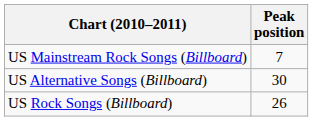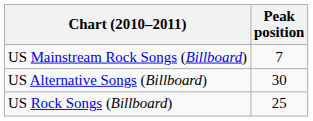(279, 103) 26 -> (279, 103) 25
